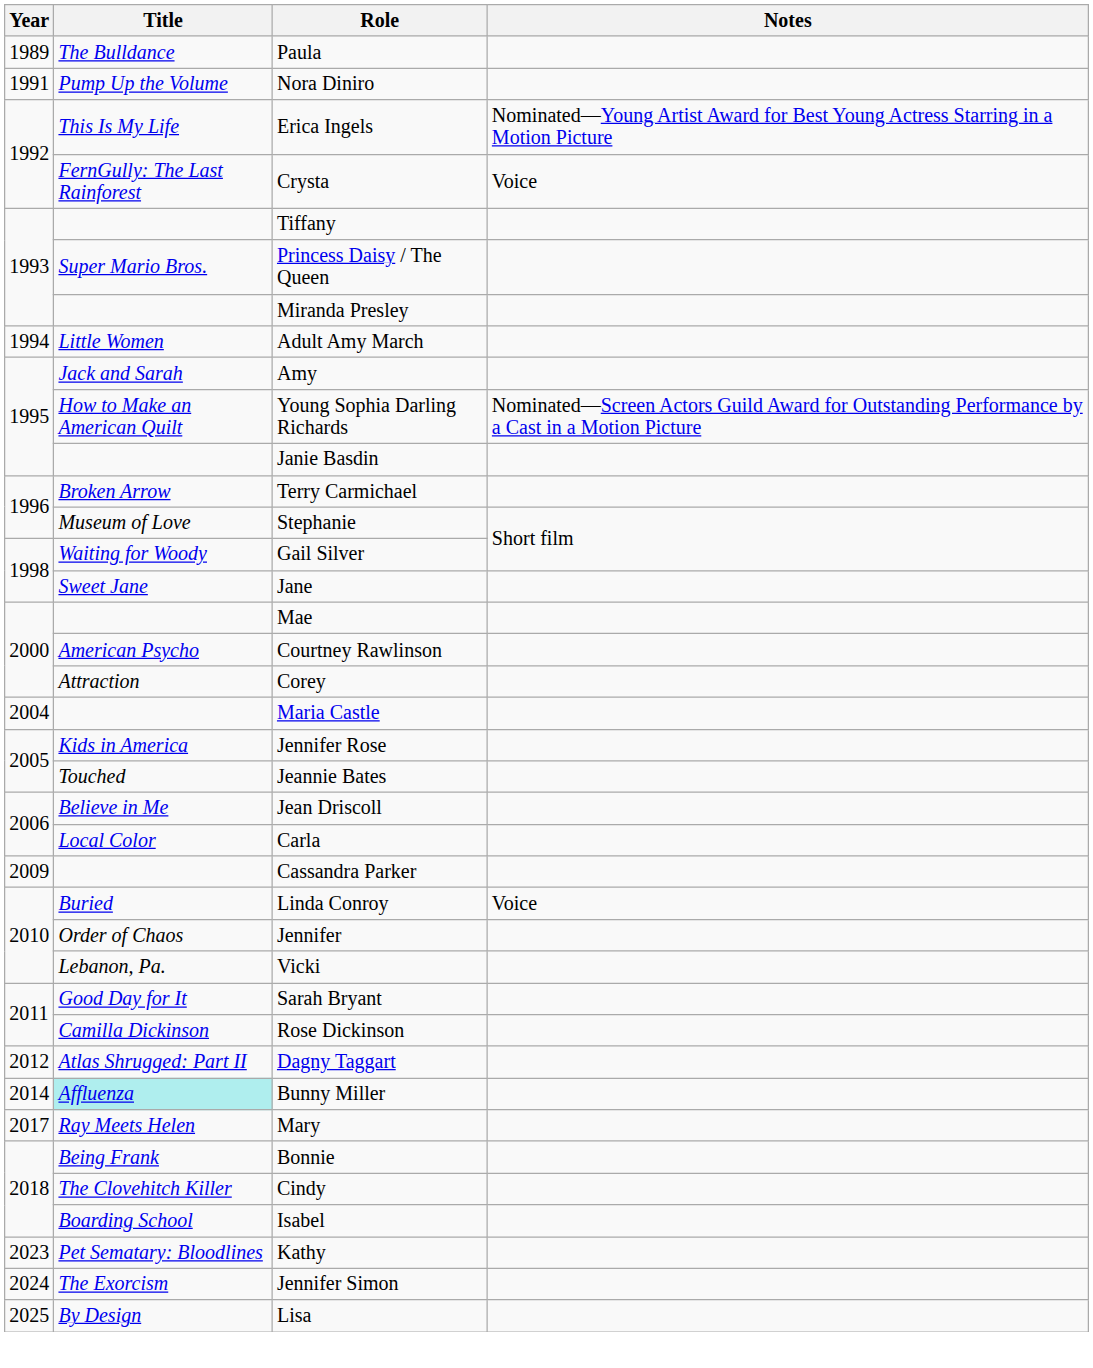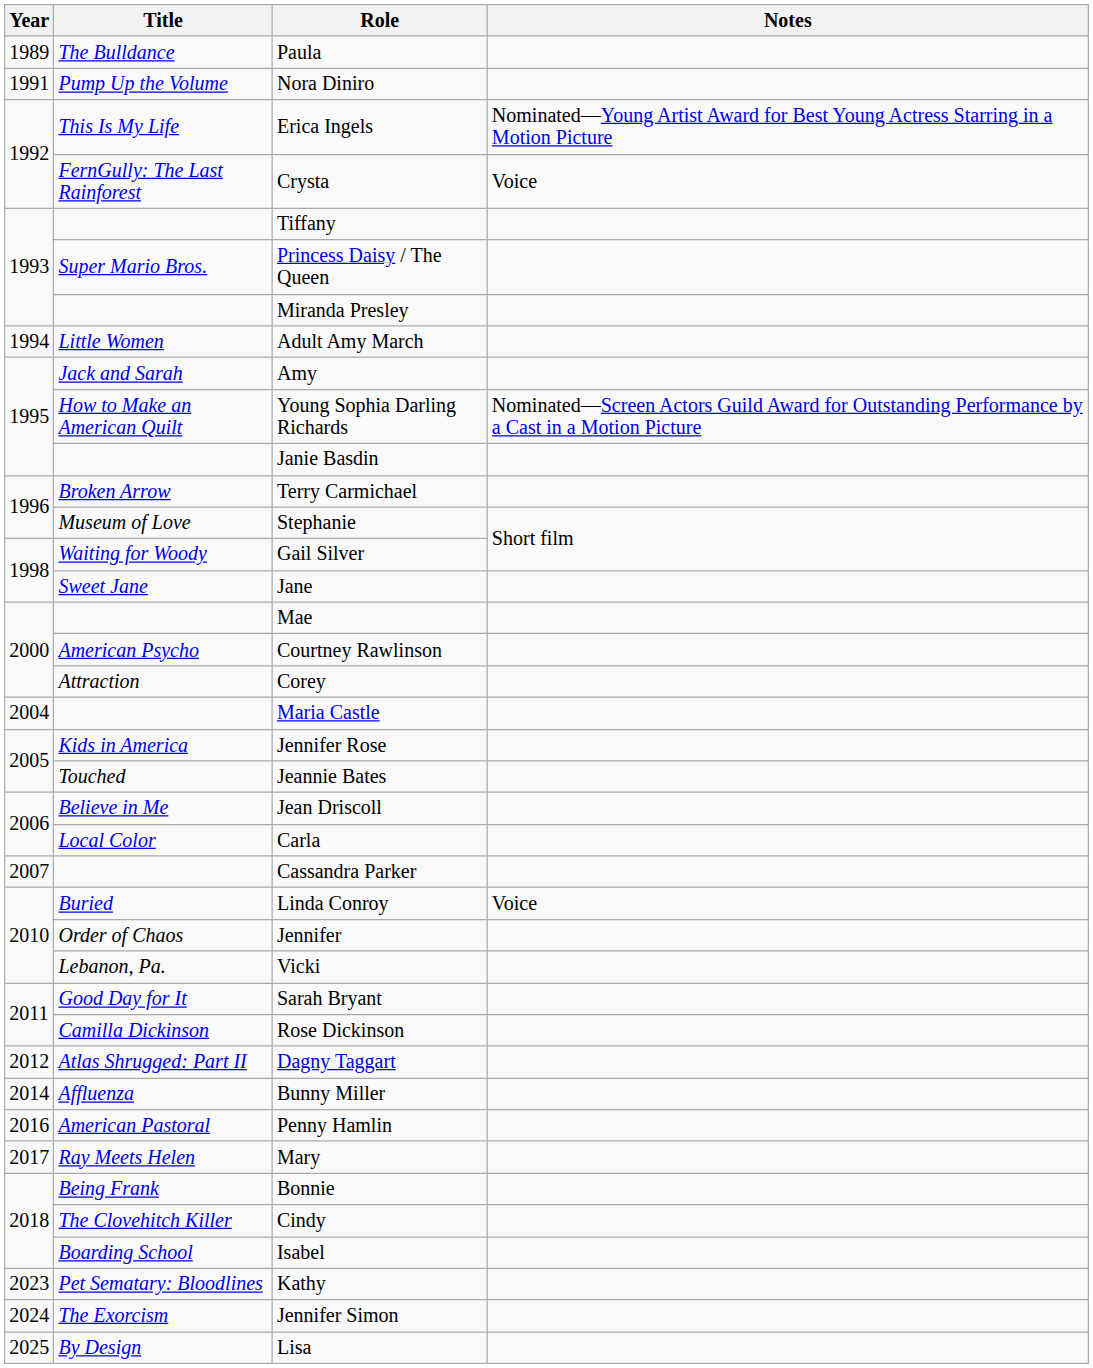(29, 871) 2009 -> (29, 871) 2007
(96, 1093) paleturquoise background -> (96, 1093) no background
+ row: (334, 1125)
